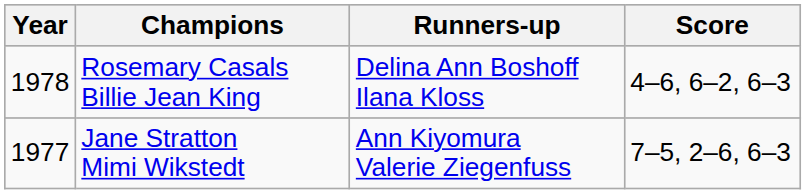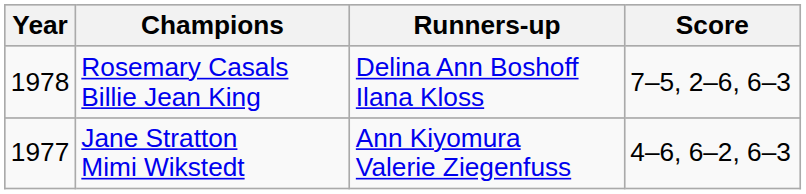(711, 81) 4–6, 6–2, 6–3 -> (711, 81) 7–5, 2–6, 6–3
(711, 152) 7–5, 2–6, 6–3 -> (711, 152) 4–6, 6–2, 6–3
